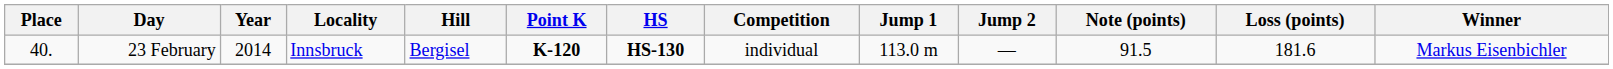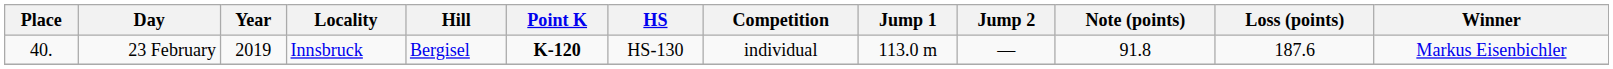(253, 49) 2014 -> (253, 49) 2019
(656, 49) bold -> (655, 49) normal
(1136, 49) 91.5 -> (1135, 49) 91.8
(1295, 49) 181.6 -> (1295, 49) 187.6
